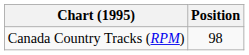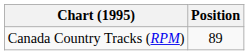(216, 38) 98 -> (216, 38) 89
